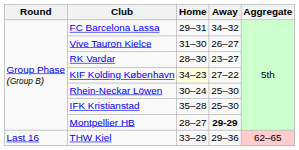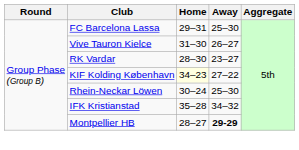(225, 28) 34–32 -> (225, 28) 25–30
(225, 106) 25–30 -> (225, 106) 34–32
- row: (91, 138)
